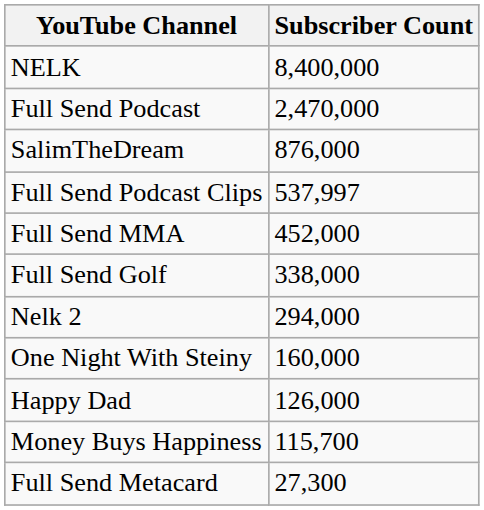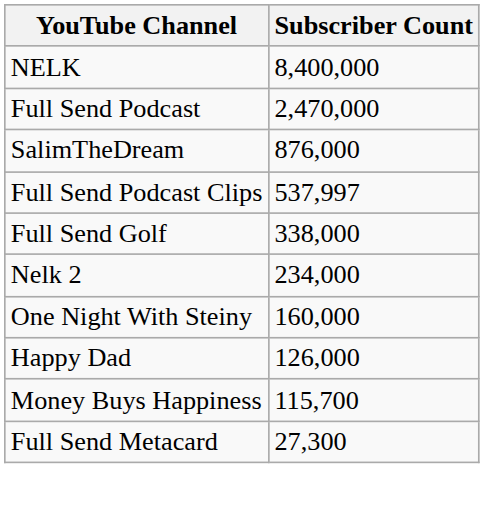- row: (98, 233)
(317, 316) 294,000 -> (317, 274) 234,000
